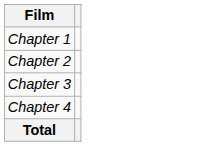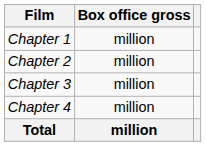+ column: (134, 15)
